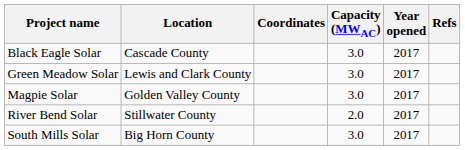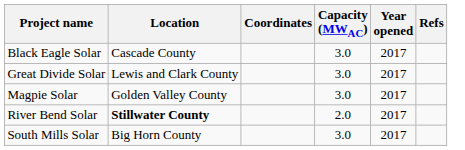+ row: (56, 73)
- row: (63, 73)
(170, 114) normal -> (160, 114) bold
